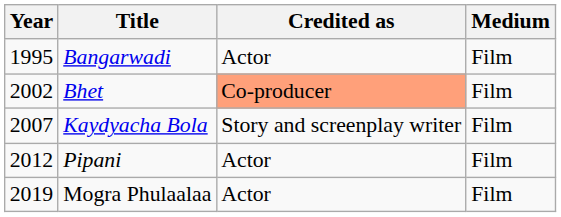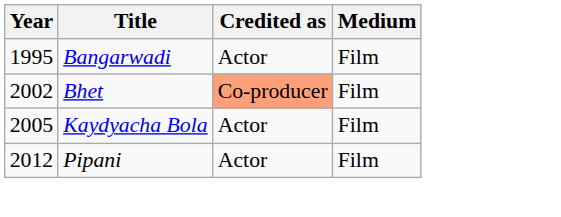(31, 125) 2007 -> (31, 125) 2005
(341, 125) Story and screenplay writer -> (242, 125) Actor
- row: (137, 194)
